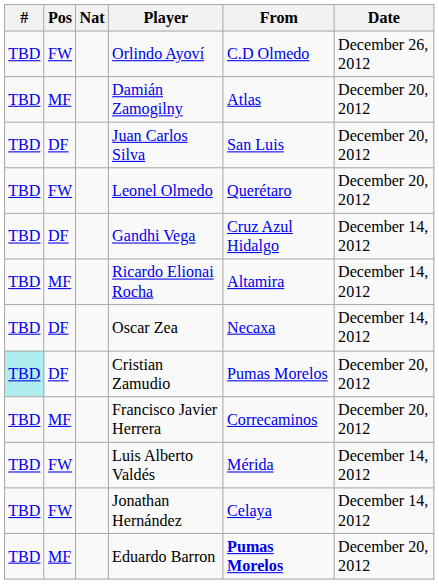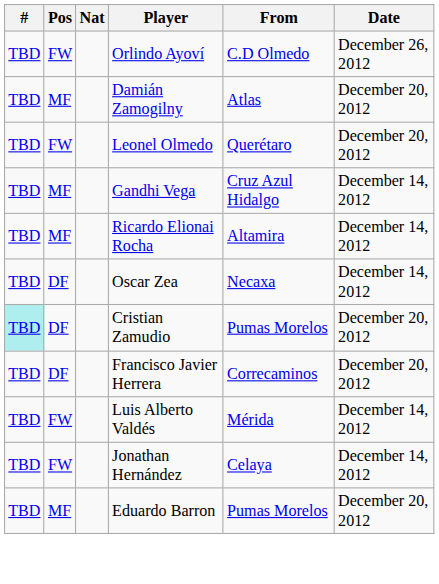- row: (150, 145)
(58, 236) DF -> (60, 191) MF
(60, 419) MF -> (58, 373) DF
(255, 556) bold -> (277, 510) normal
